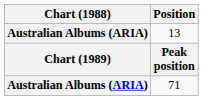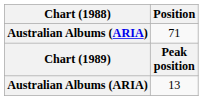rows swapped: (174, 33) <-> (174, 85)
